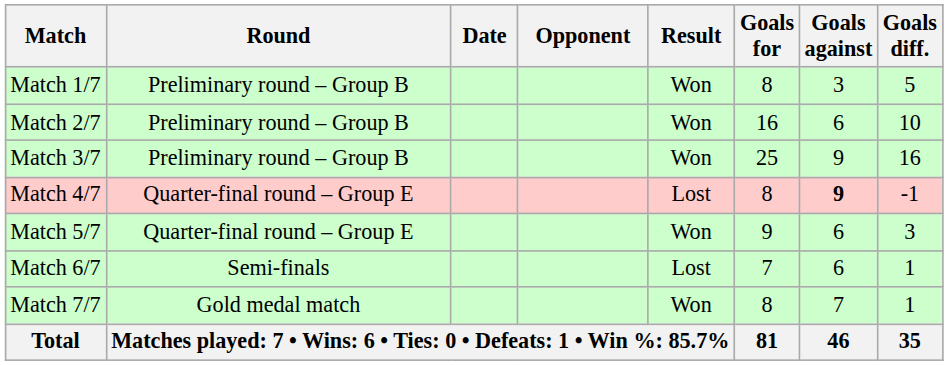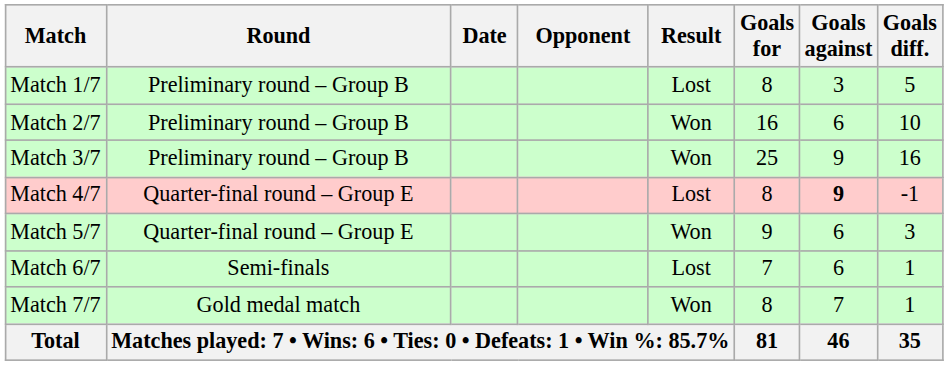(691, 85) Won -> (691, 85) Lost
